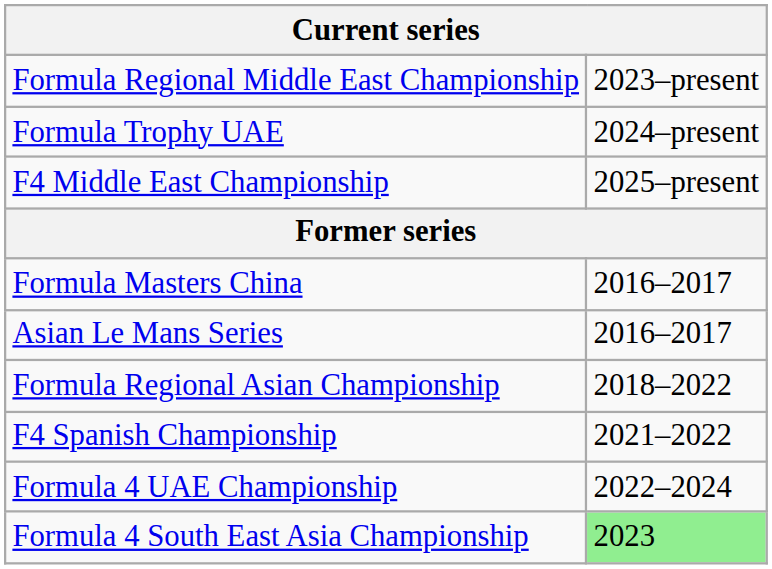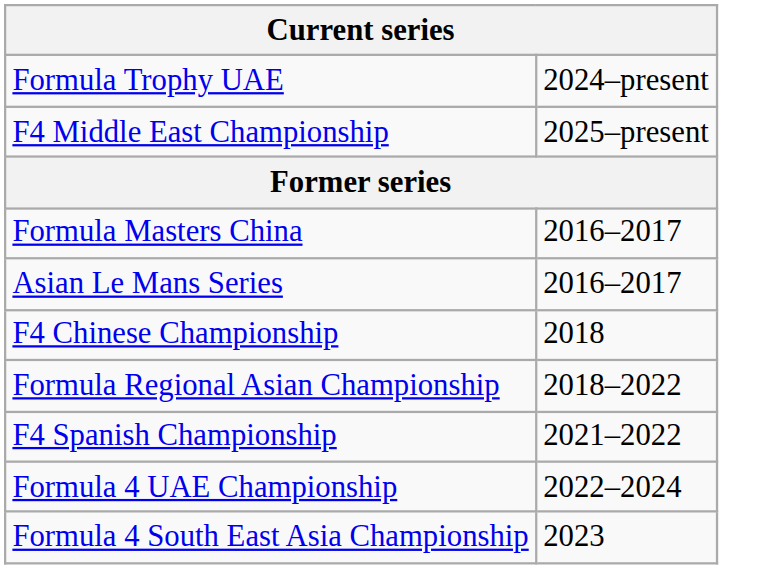- row: (296, 80)
+ row: (175, 333)
(624, 536) lightgreen background -> (574, 536) no background
